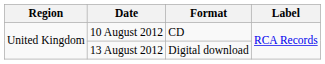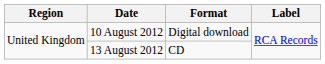(176, 31) CD -> (209, 31) Digital download
(209, 50) Digital download -> (176, 50) CD
